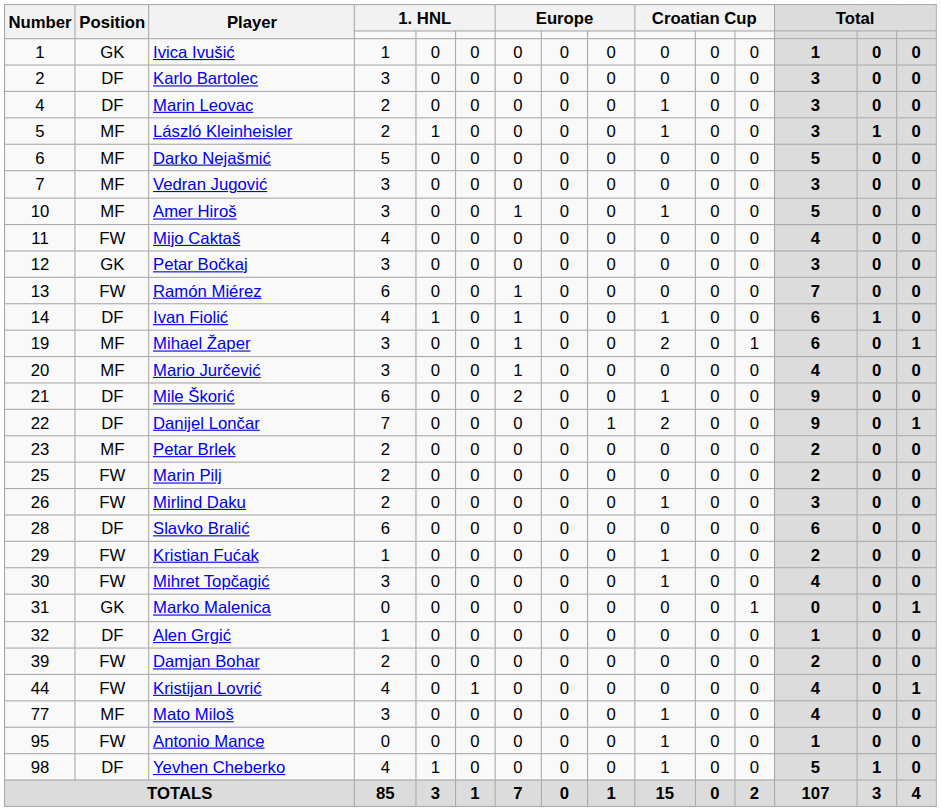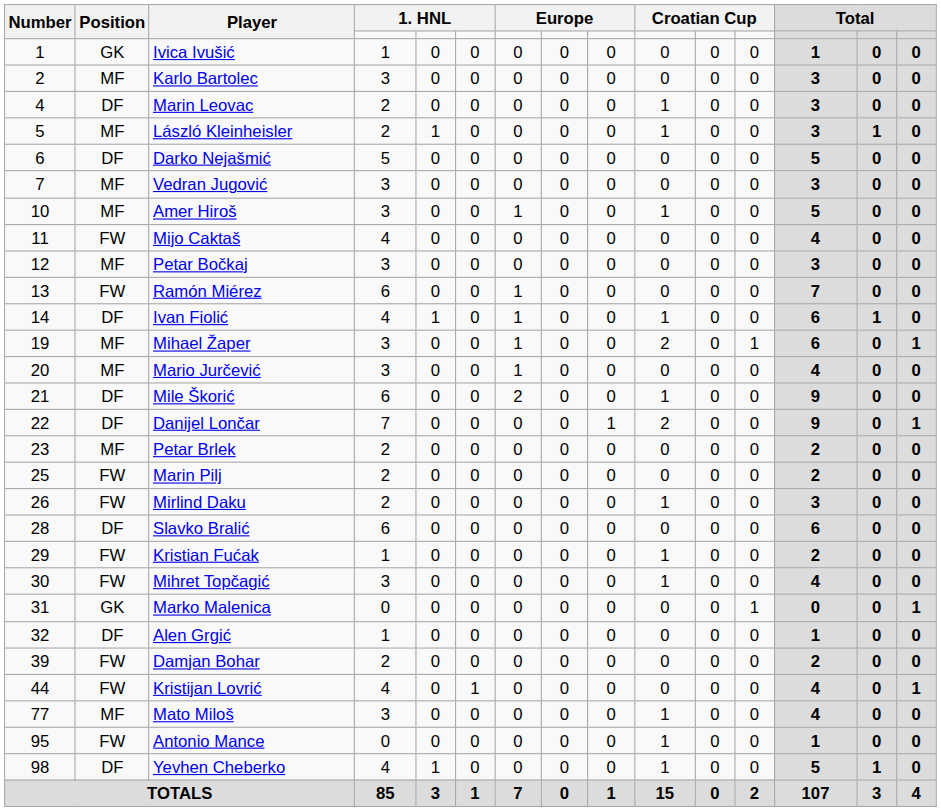(112, 79) DF -> (112, 79) MF
(112, 158) MF -> (112, 158) DF
(112, 264) GK -> (112, 264) MF
